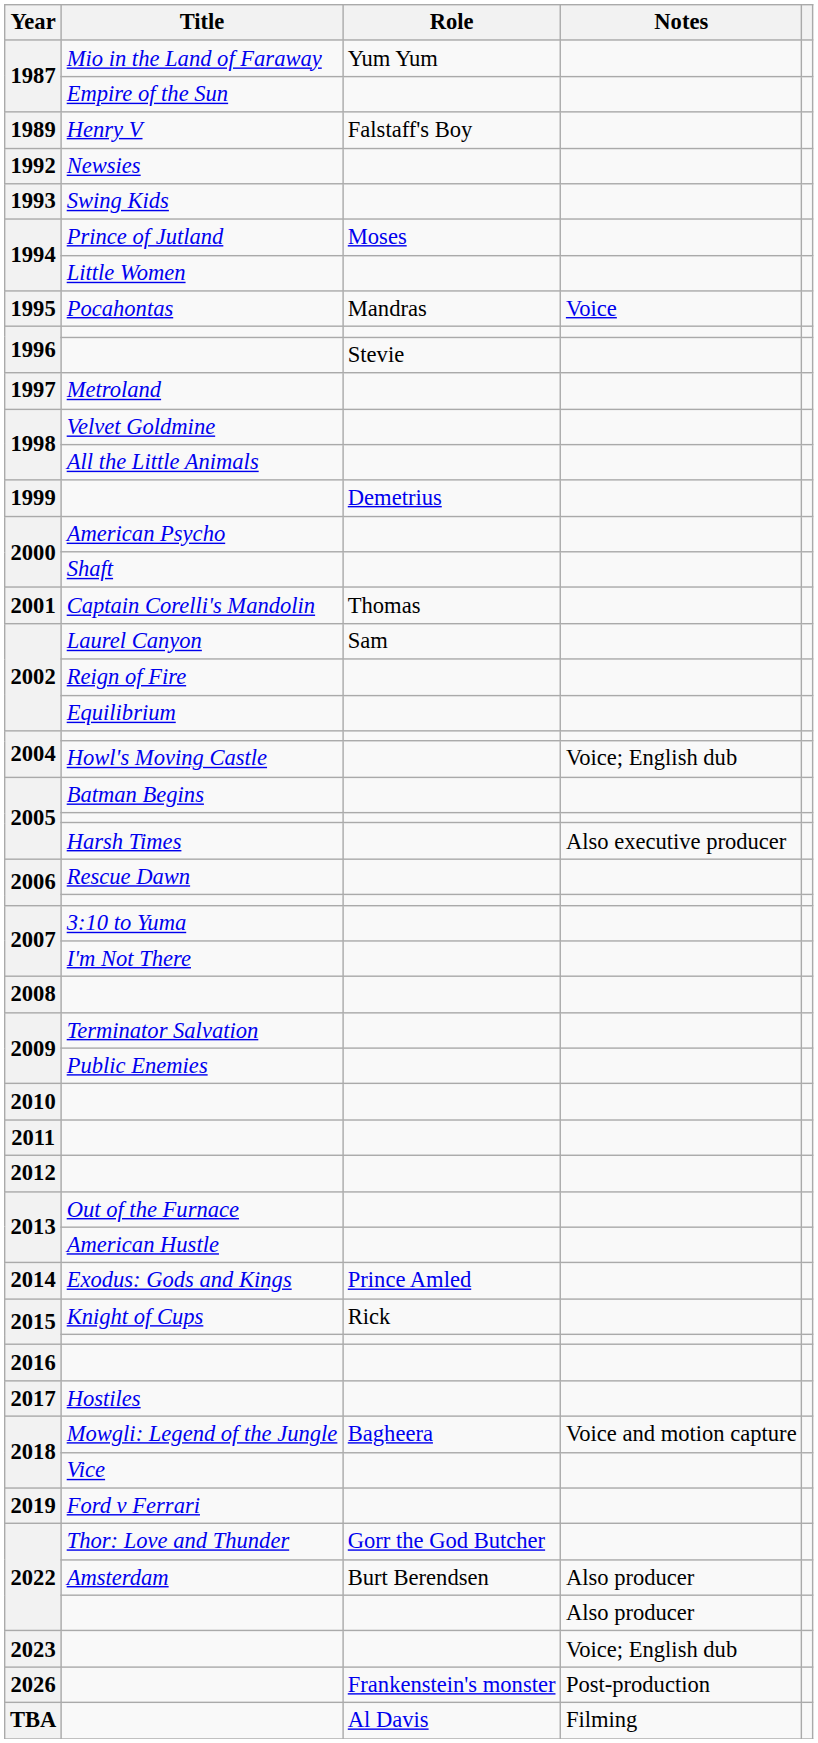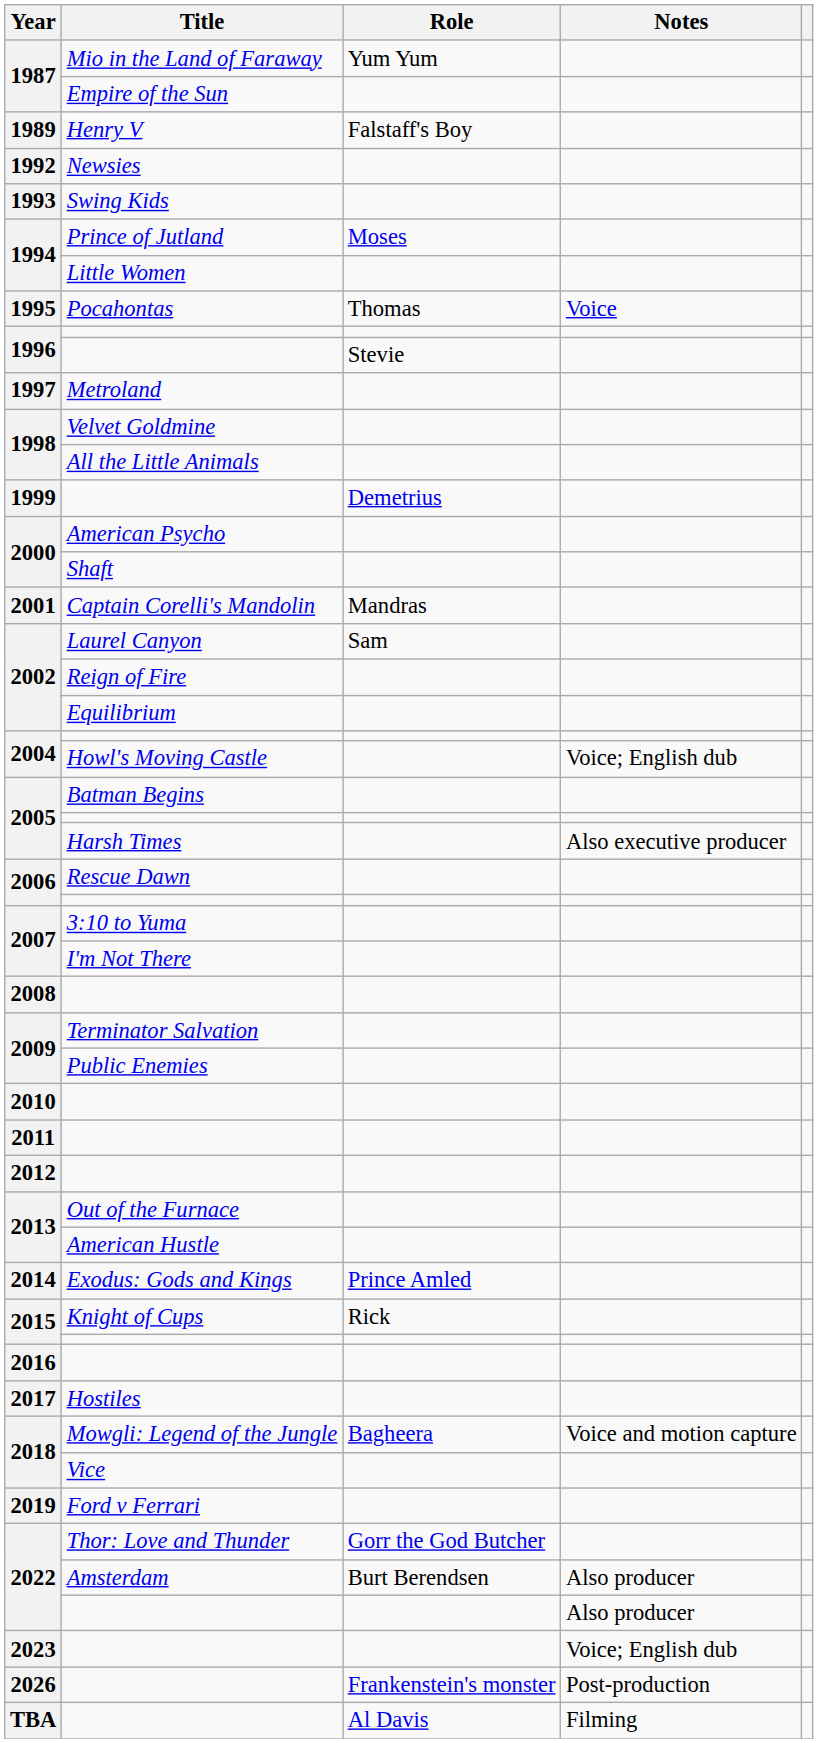(387, 308) Mandras -> (384, 308) Thomas
(384, 605) Thomas -> (387, 605) Mandras
